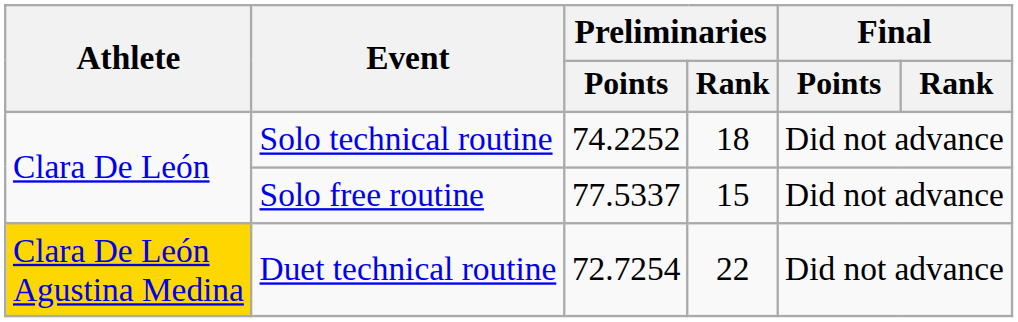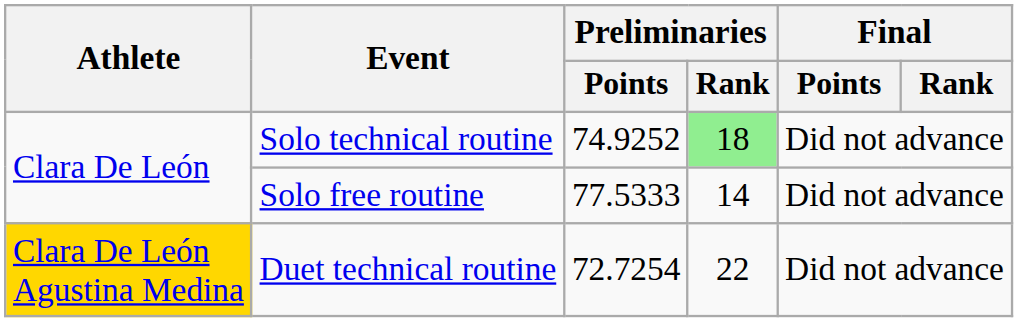(626, 139) 74.2252 -> (626, 139) 74.9252
(733, 139) no background -> (733, 139) lightgreen background
(626, 194) 77.5337 -> (626, 194) 77.5333
(733, 194) 15 -> (733, 194) 14
